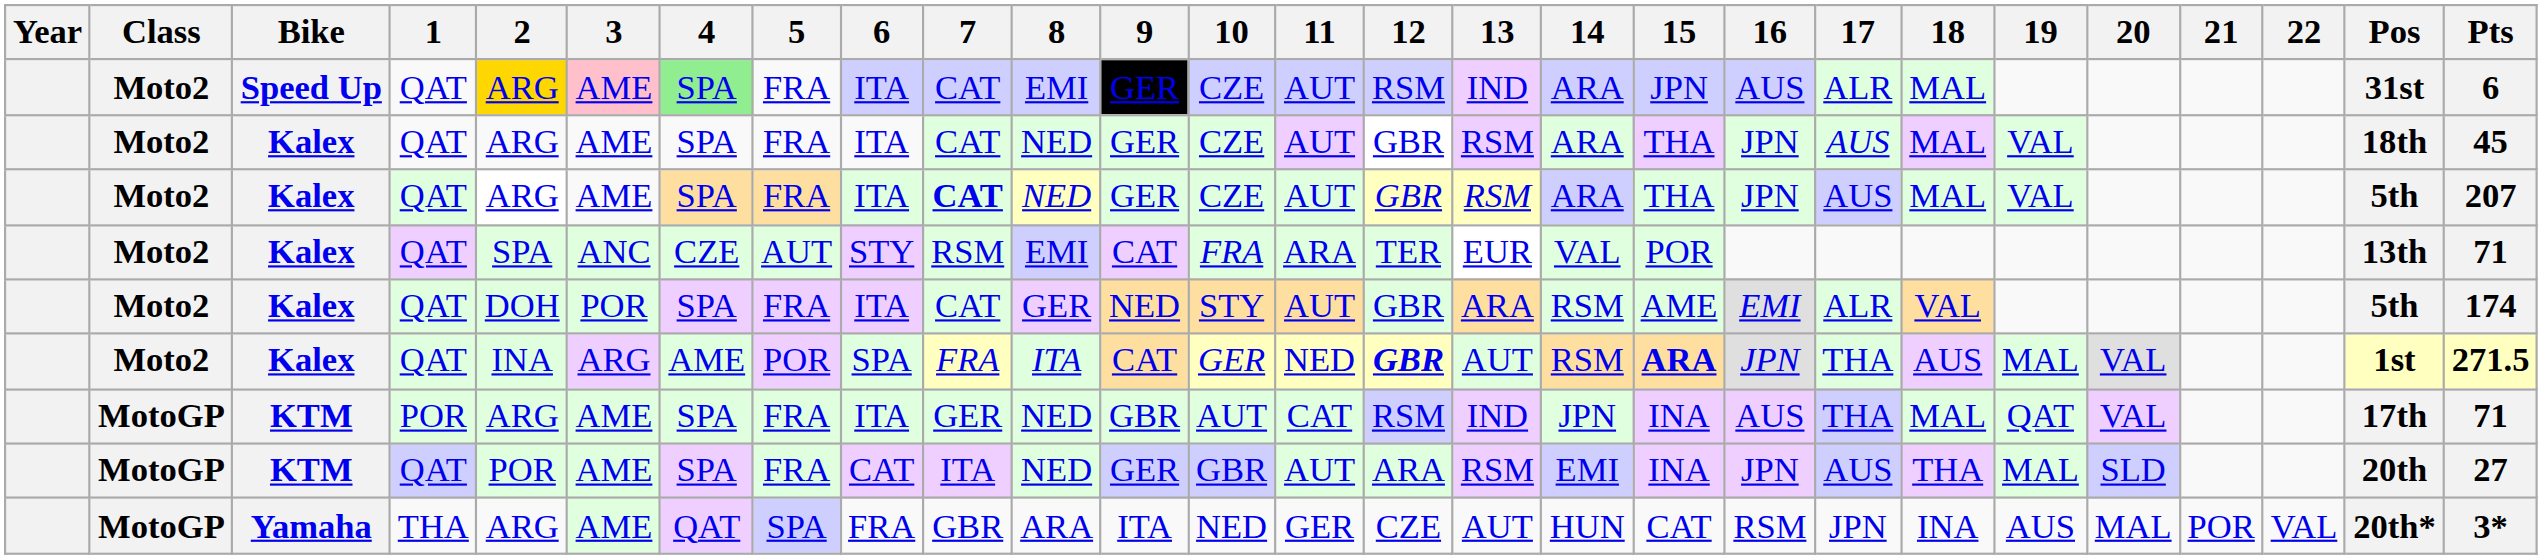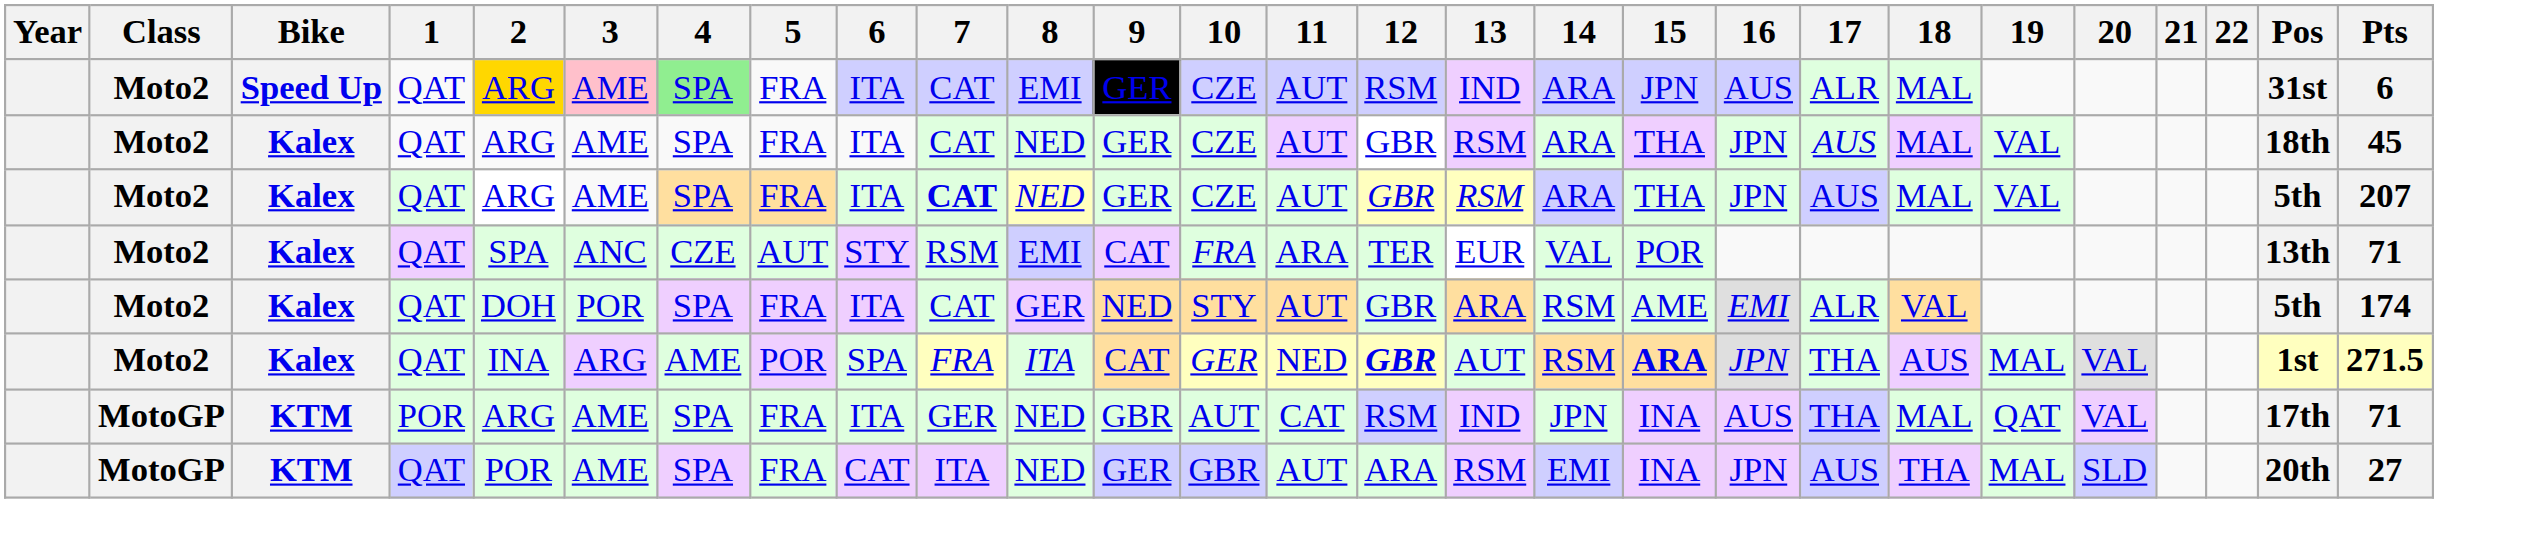- row: (311, 525)
